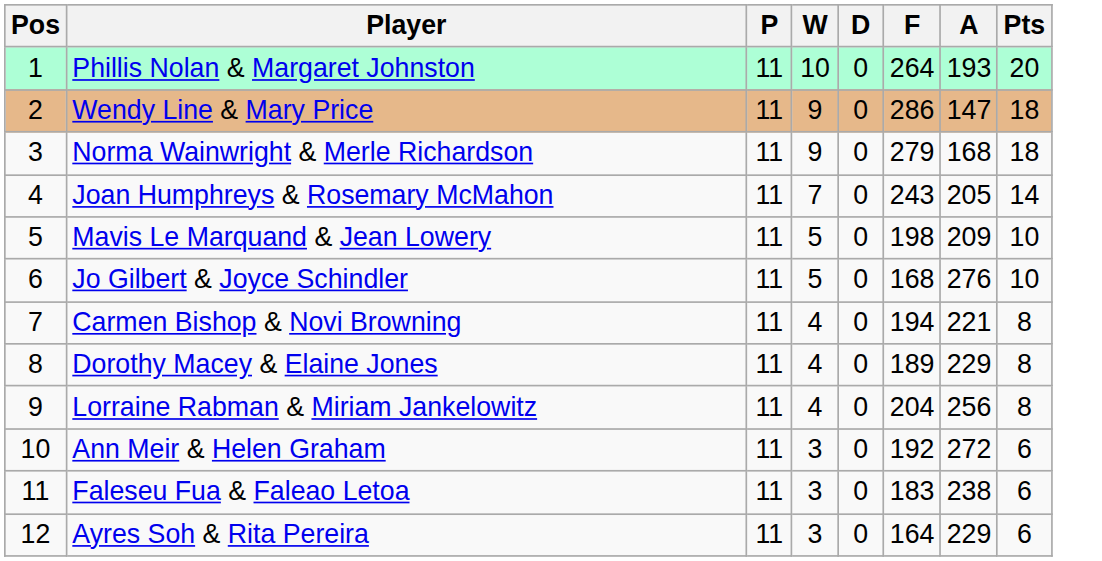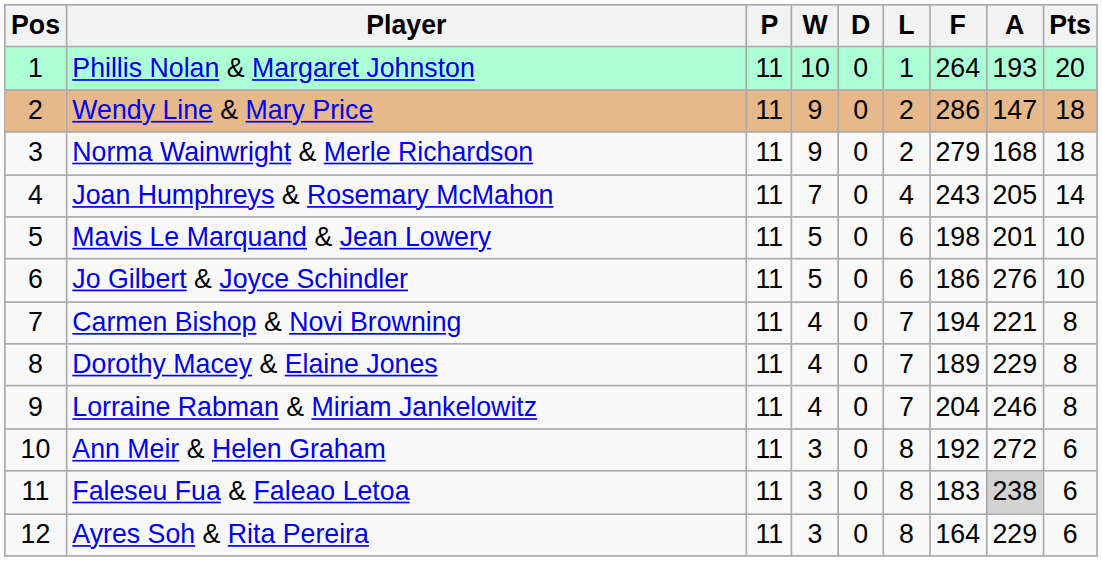+ column: (906, 25)
(969, 237) 209 -> (1015, 237) 201
(912, 279) 168 -> (958, 279) 186
(969, 407) 256 -> (1015, 407) 246
(969, 491) no background -> (1015, 491) lightgrey background
